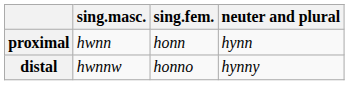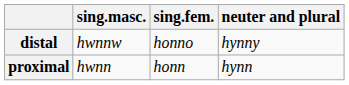rows swapped: (39, 42) <-> (39, 67)
